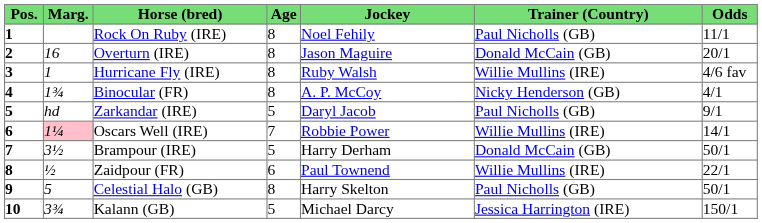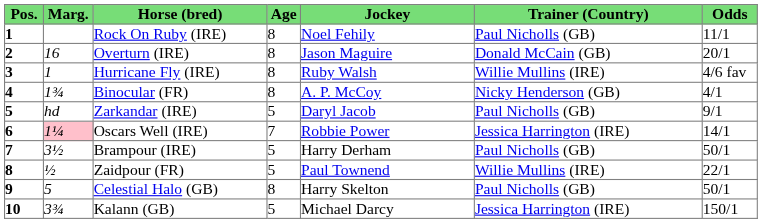(540, 130) Willie Mullins (IRE) -> (552, 130) Jessica Harrington (IRE)
(543, 150) Donald McCain (GB) -> (535, 150) Paul Nicholls (GB)
(271, 169) 6 -> (271, 169) 5
